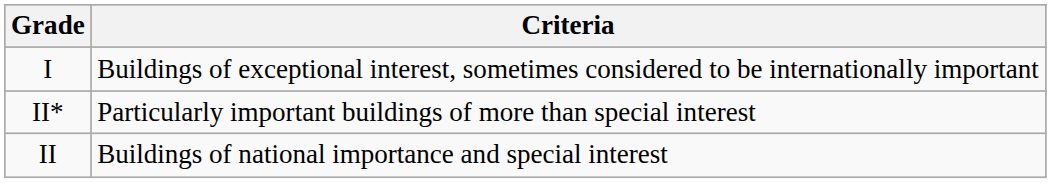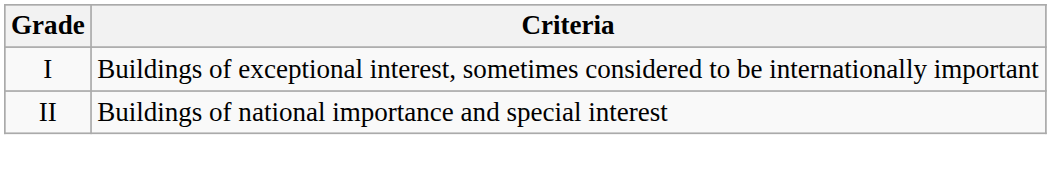- row: (48, 111)
